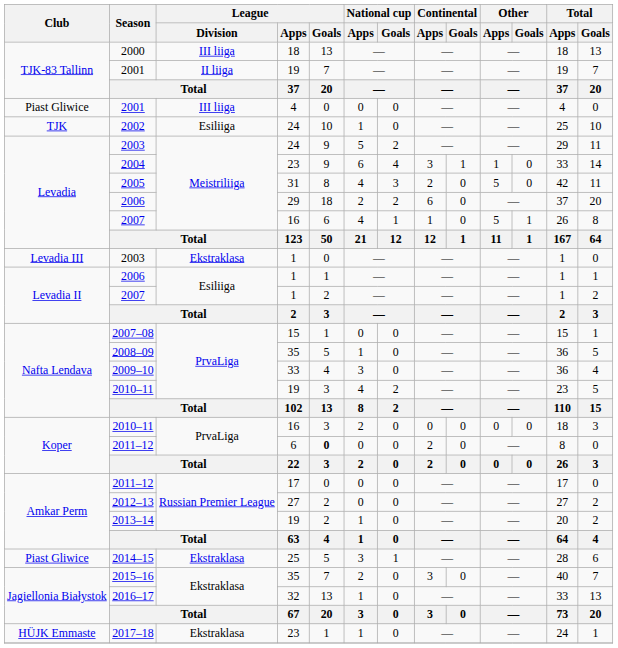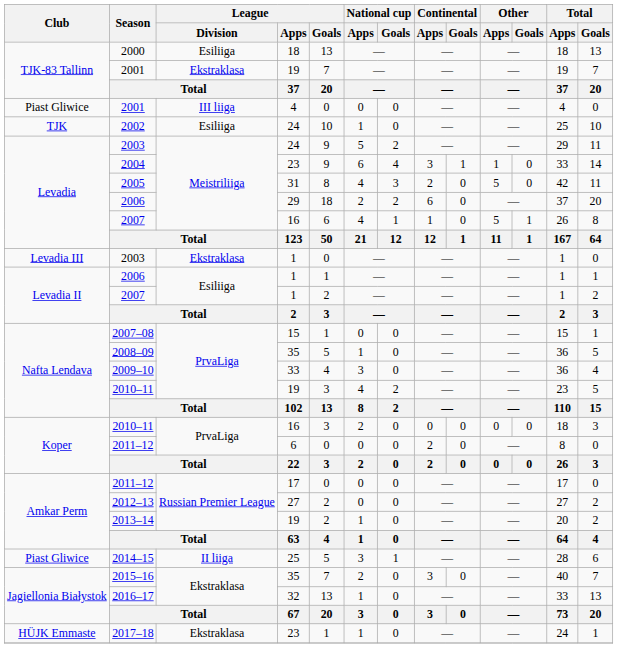(217, 51) III liiga -> (217, 51) Esiliiga
(217, 70) II liiga -> (217, 70) Ekstraklasa
(327, 445) bold -> (327, 445) normal
(217, 558) Ekstraklasa -> (217, 558) II liiga
